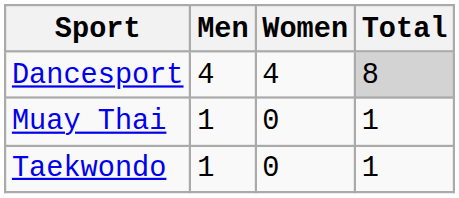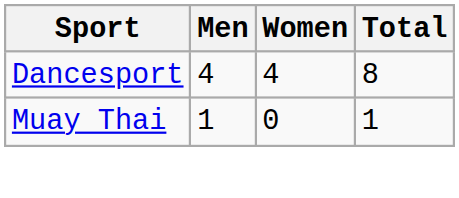(370, 75) lightgrey background -> (370, 75) no background
- row: (89, 168)
